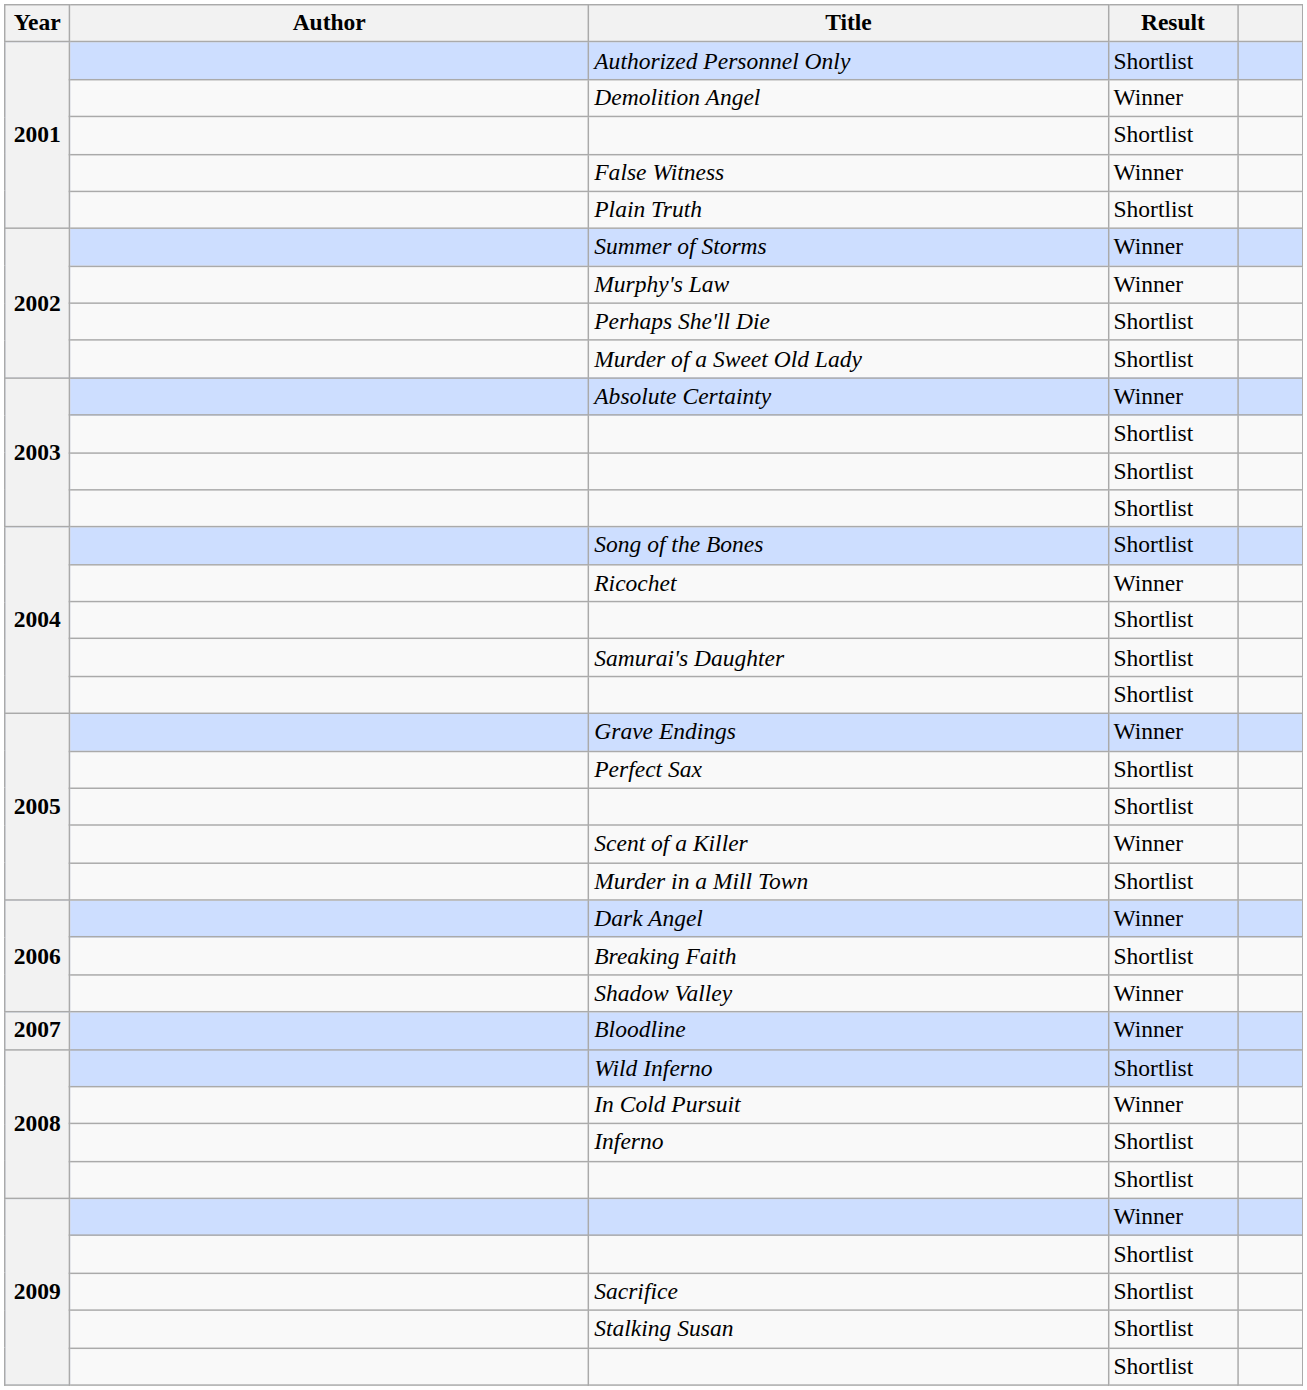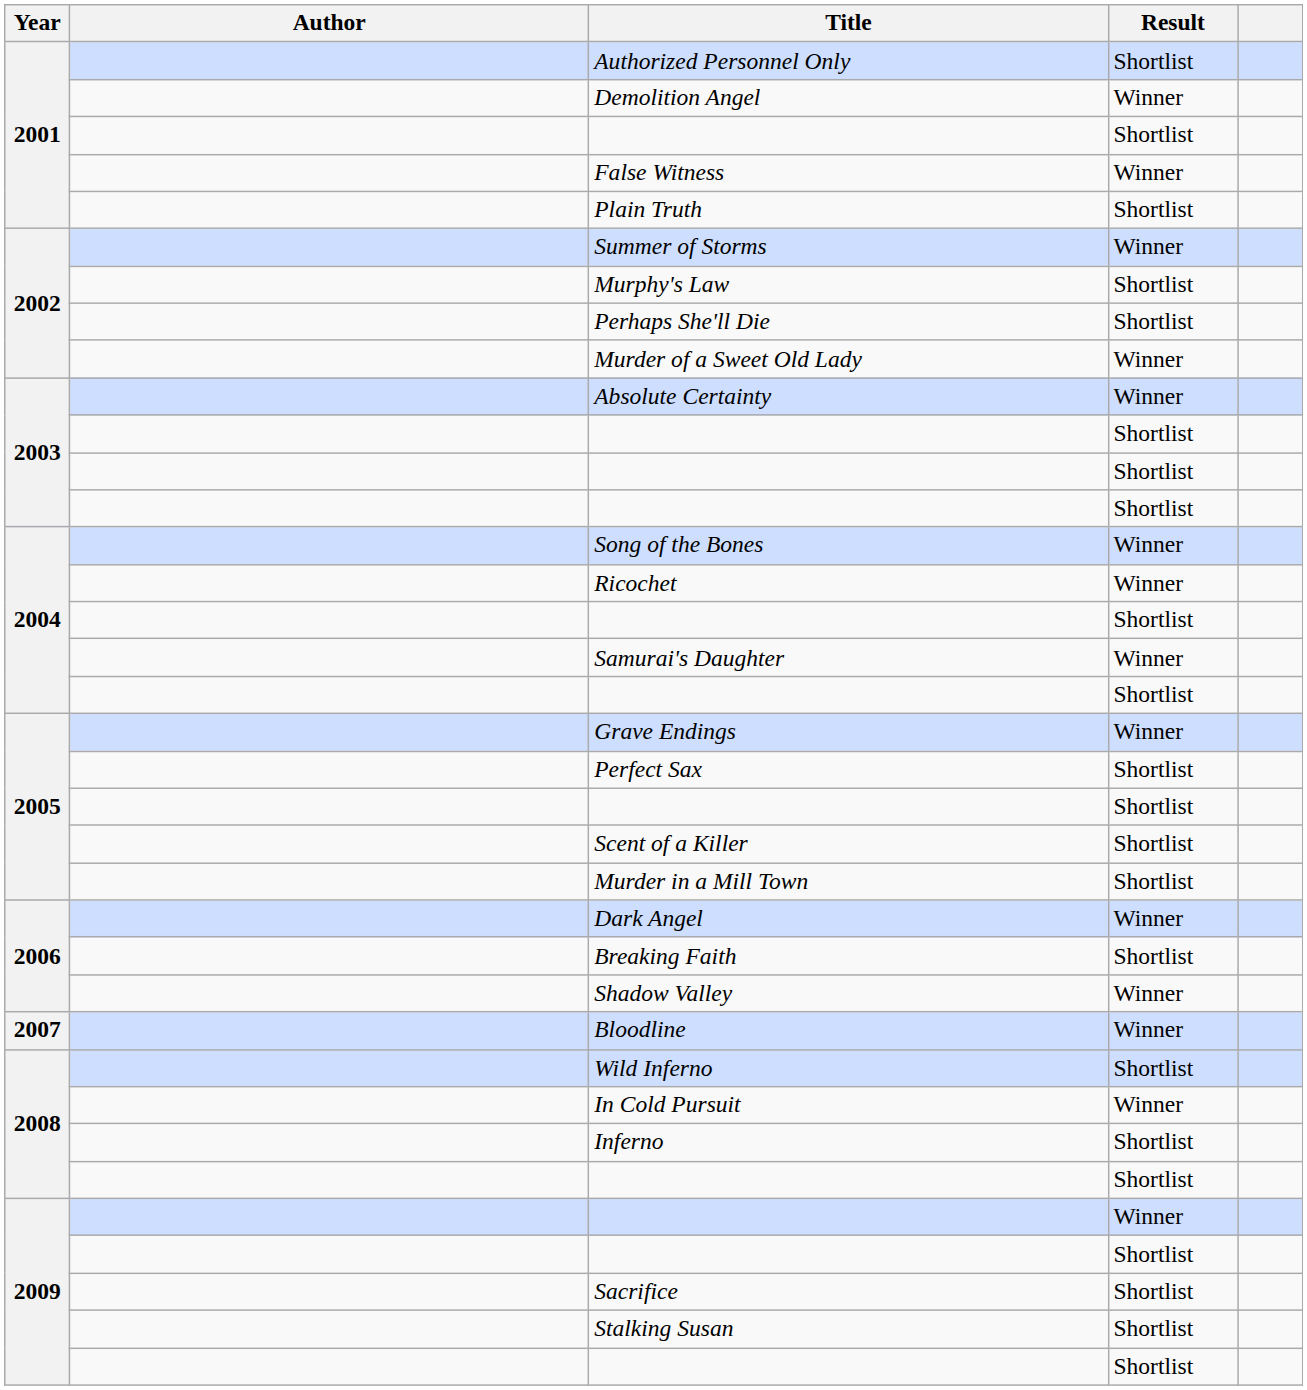(1148, 284) Winner -> (1153, 284) Shortlist
(1153, 358) Shortlist -> (1148, 358) Winner
(1153, 545) Shortlist -> (1148, 545) Winner
(1153, 657) Shortlist -> (1148, 657) Winner
(1148, 843) Winner -> (1153, 843) Shortlist
